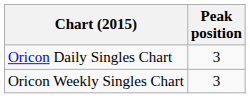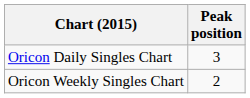(216, 81) 3 -> (216, 81) 2
